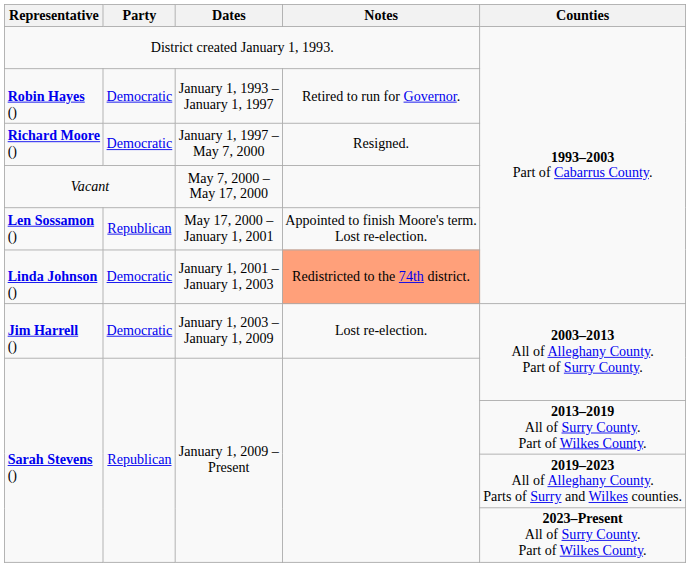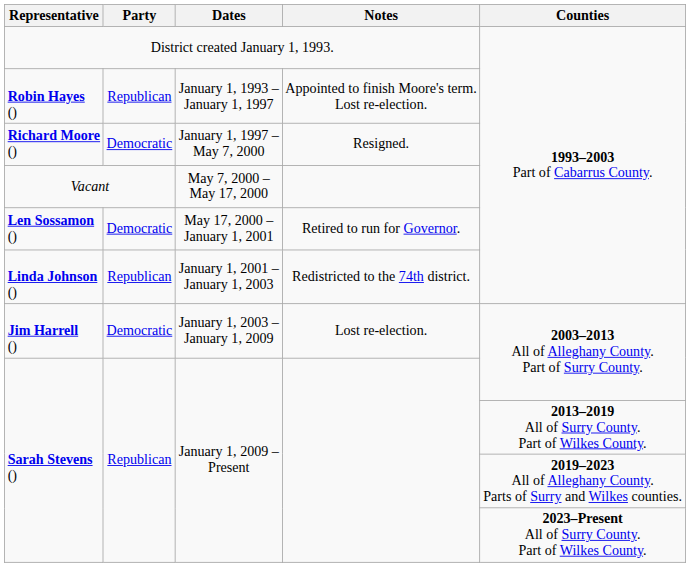(139, 96) Democratic -> (139, 96) Republican
(381, 96) Retired to run for Governor. -> (381, 96) Appointed to finish Moore's term. Lost re-election.
(139, 228) Republican -> (139, 228) Democratic
(381, 228) Appointed to finish Moore's term. Lost re-election. -> (381, 228) Retired to run for Governor.
(139, 276) Democratic -> (139, 276) Republican
(381, 276) lightsalmon background -> (381, 276) no background
